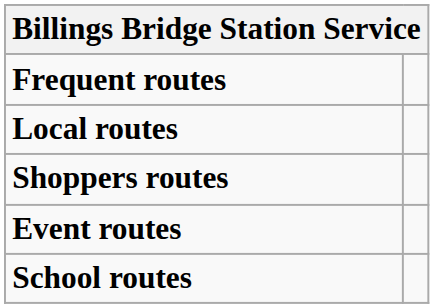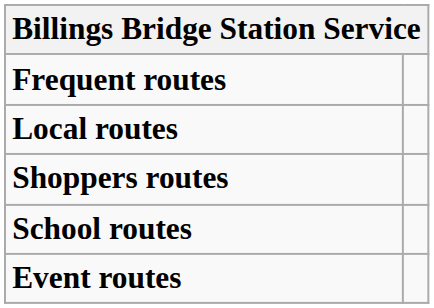rows swapped: (97, 228) <-> (102, 278)
